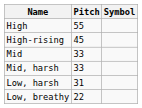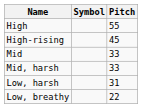columns swapped: (87, 11) <-> (120, 11)
